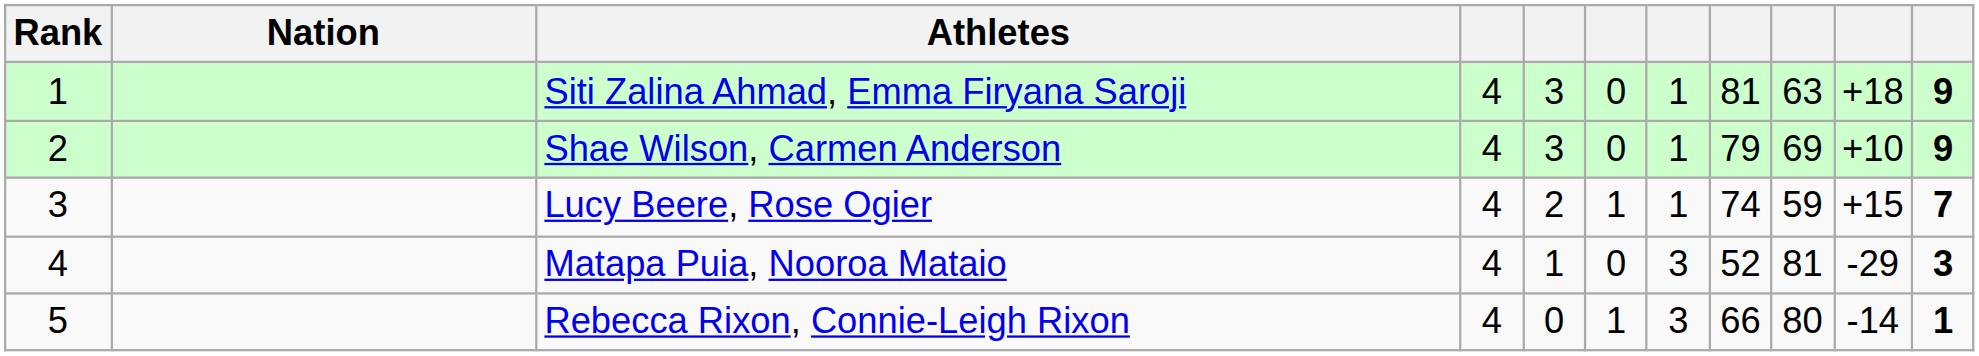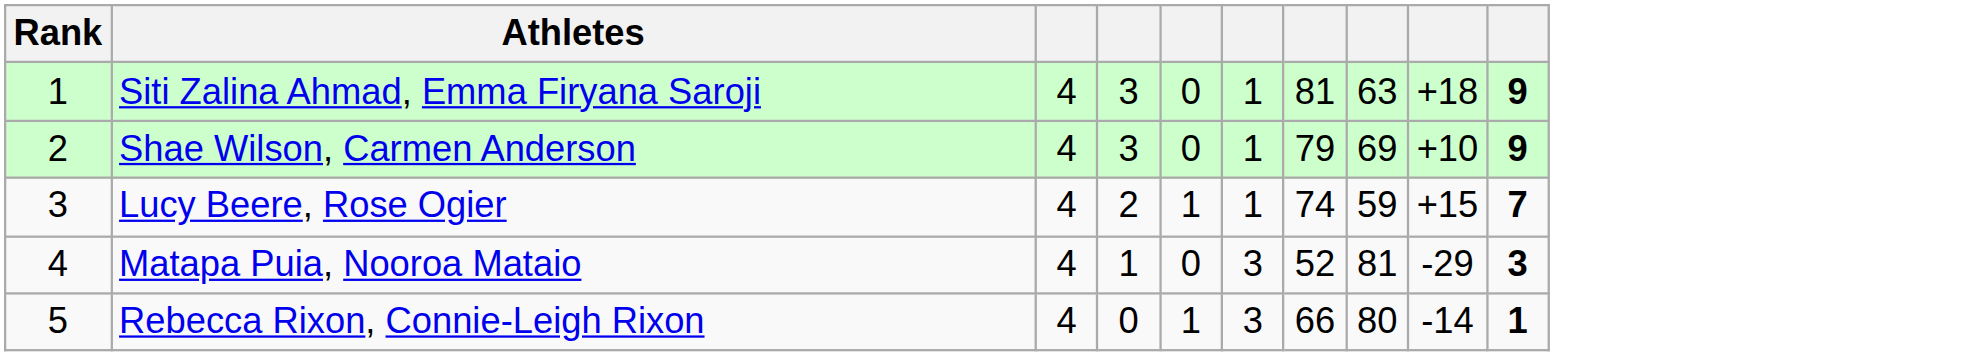- column: (323, 33)
